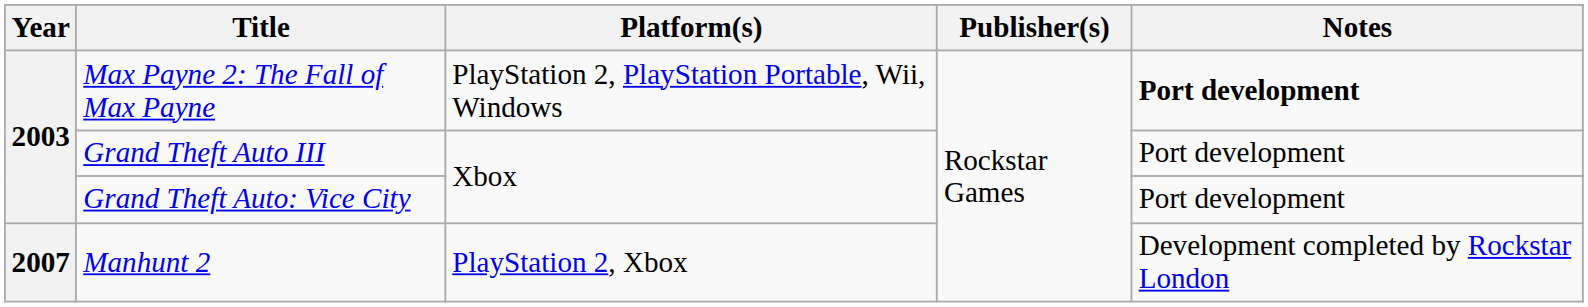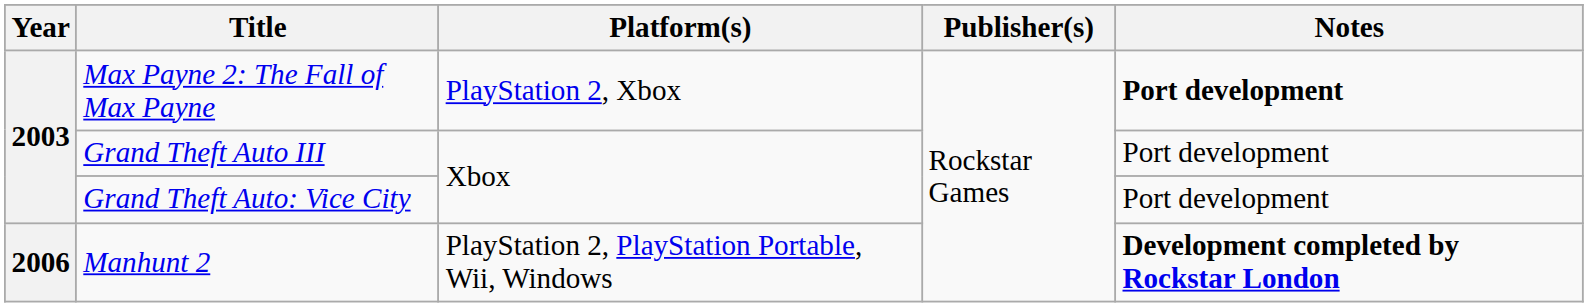(689, 90) PlayStation 2, PlayStation Portable, Wii, Windows -> (563, 90) PlayStation 2, Xbox
(41, 261) 2007 -> (41, 261) 2006
(570, 261) PlayStation 2, Xbox -> (654, 261) PlayStation 2, PlayStation Portable, Wii, Windows
(1355, 261) normal -> (1291, 261) bold
